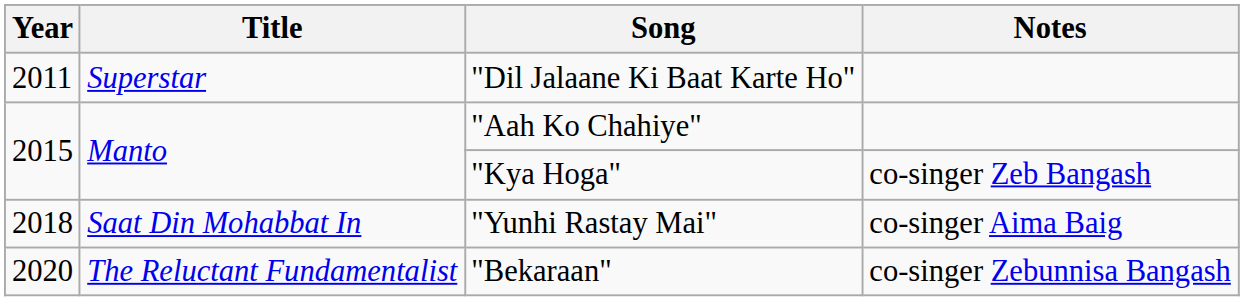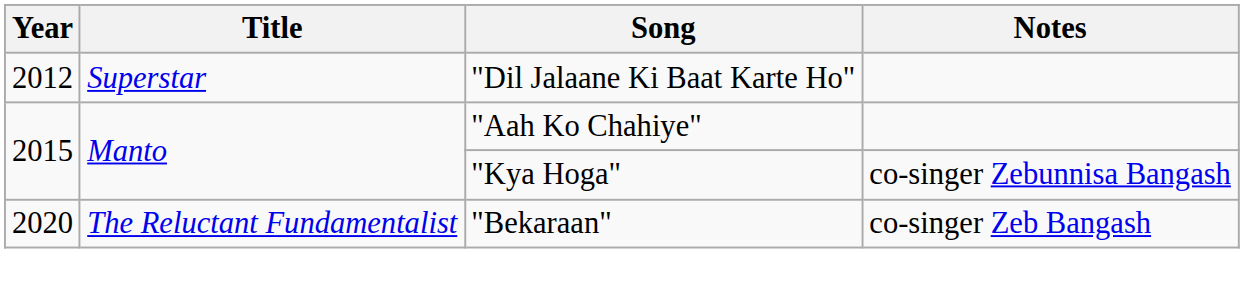(42, 77) 2011 -> (43, 77) 2012
(1010, 174) co-singer Zeb Bangash -> (1050, 174) co-singer Zebunnisa Bangash
- row: (594, 222)
(1050, 271) co-singer Zebunnisa Bangash -> (1010, 222) co-singer Zeb Bangash
